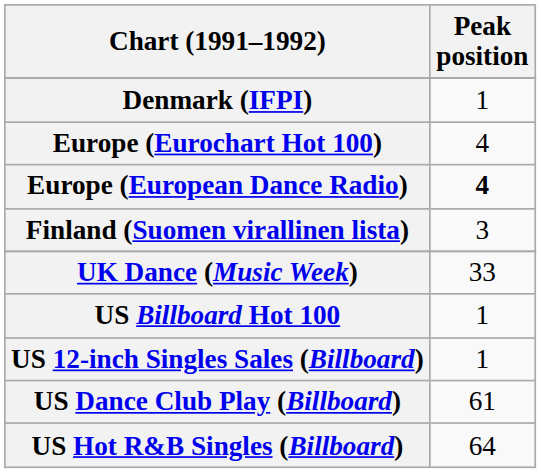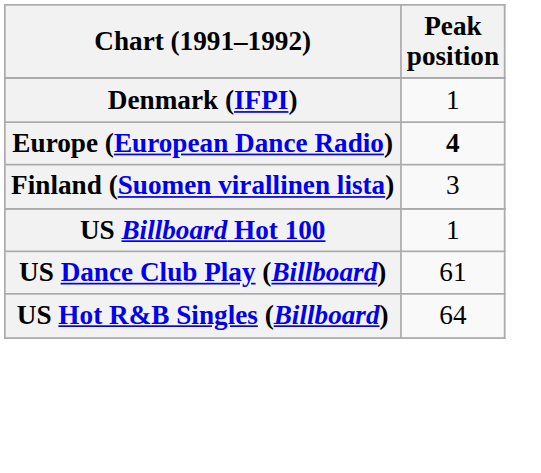- row: (217, 142)
- row: (217, 272)
- row: (217, 358)
